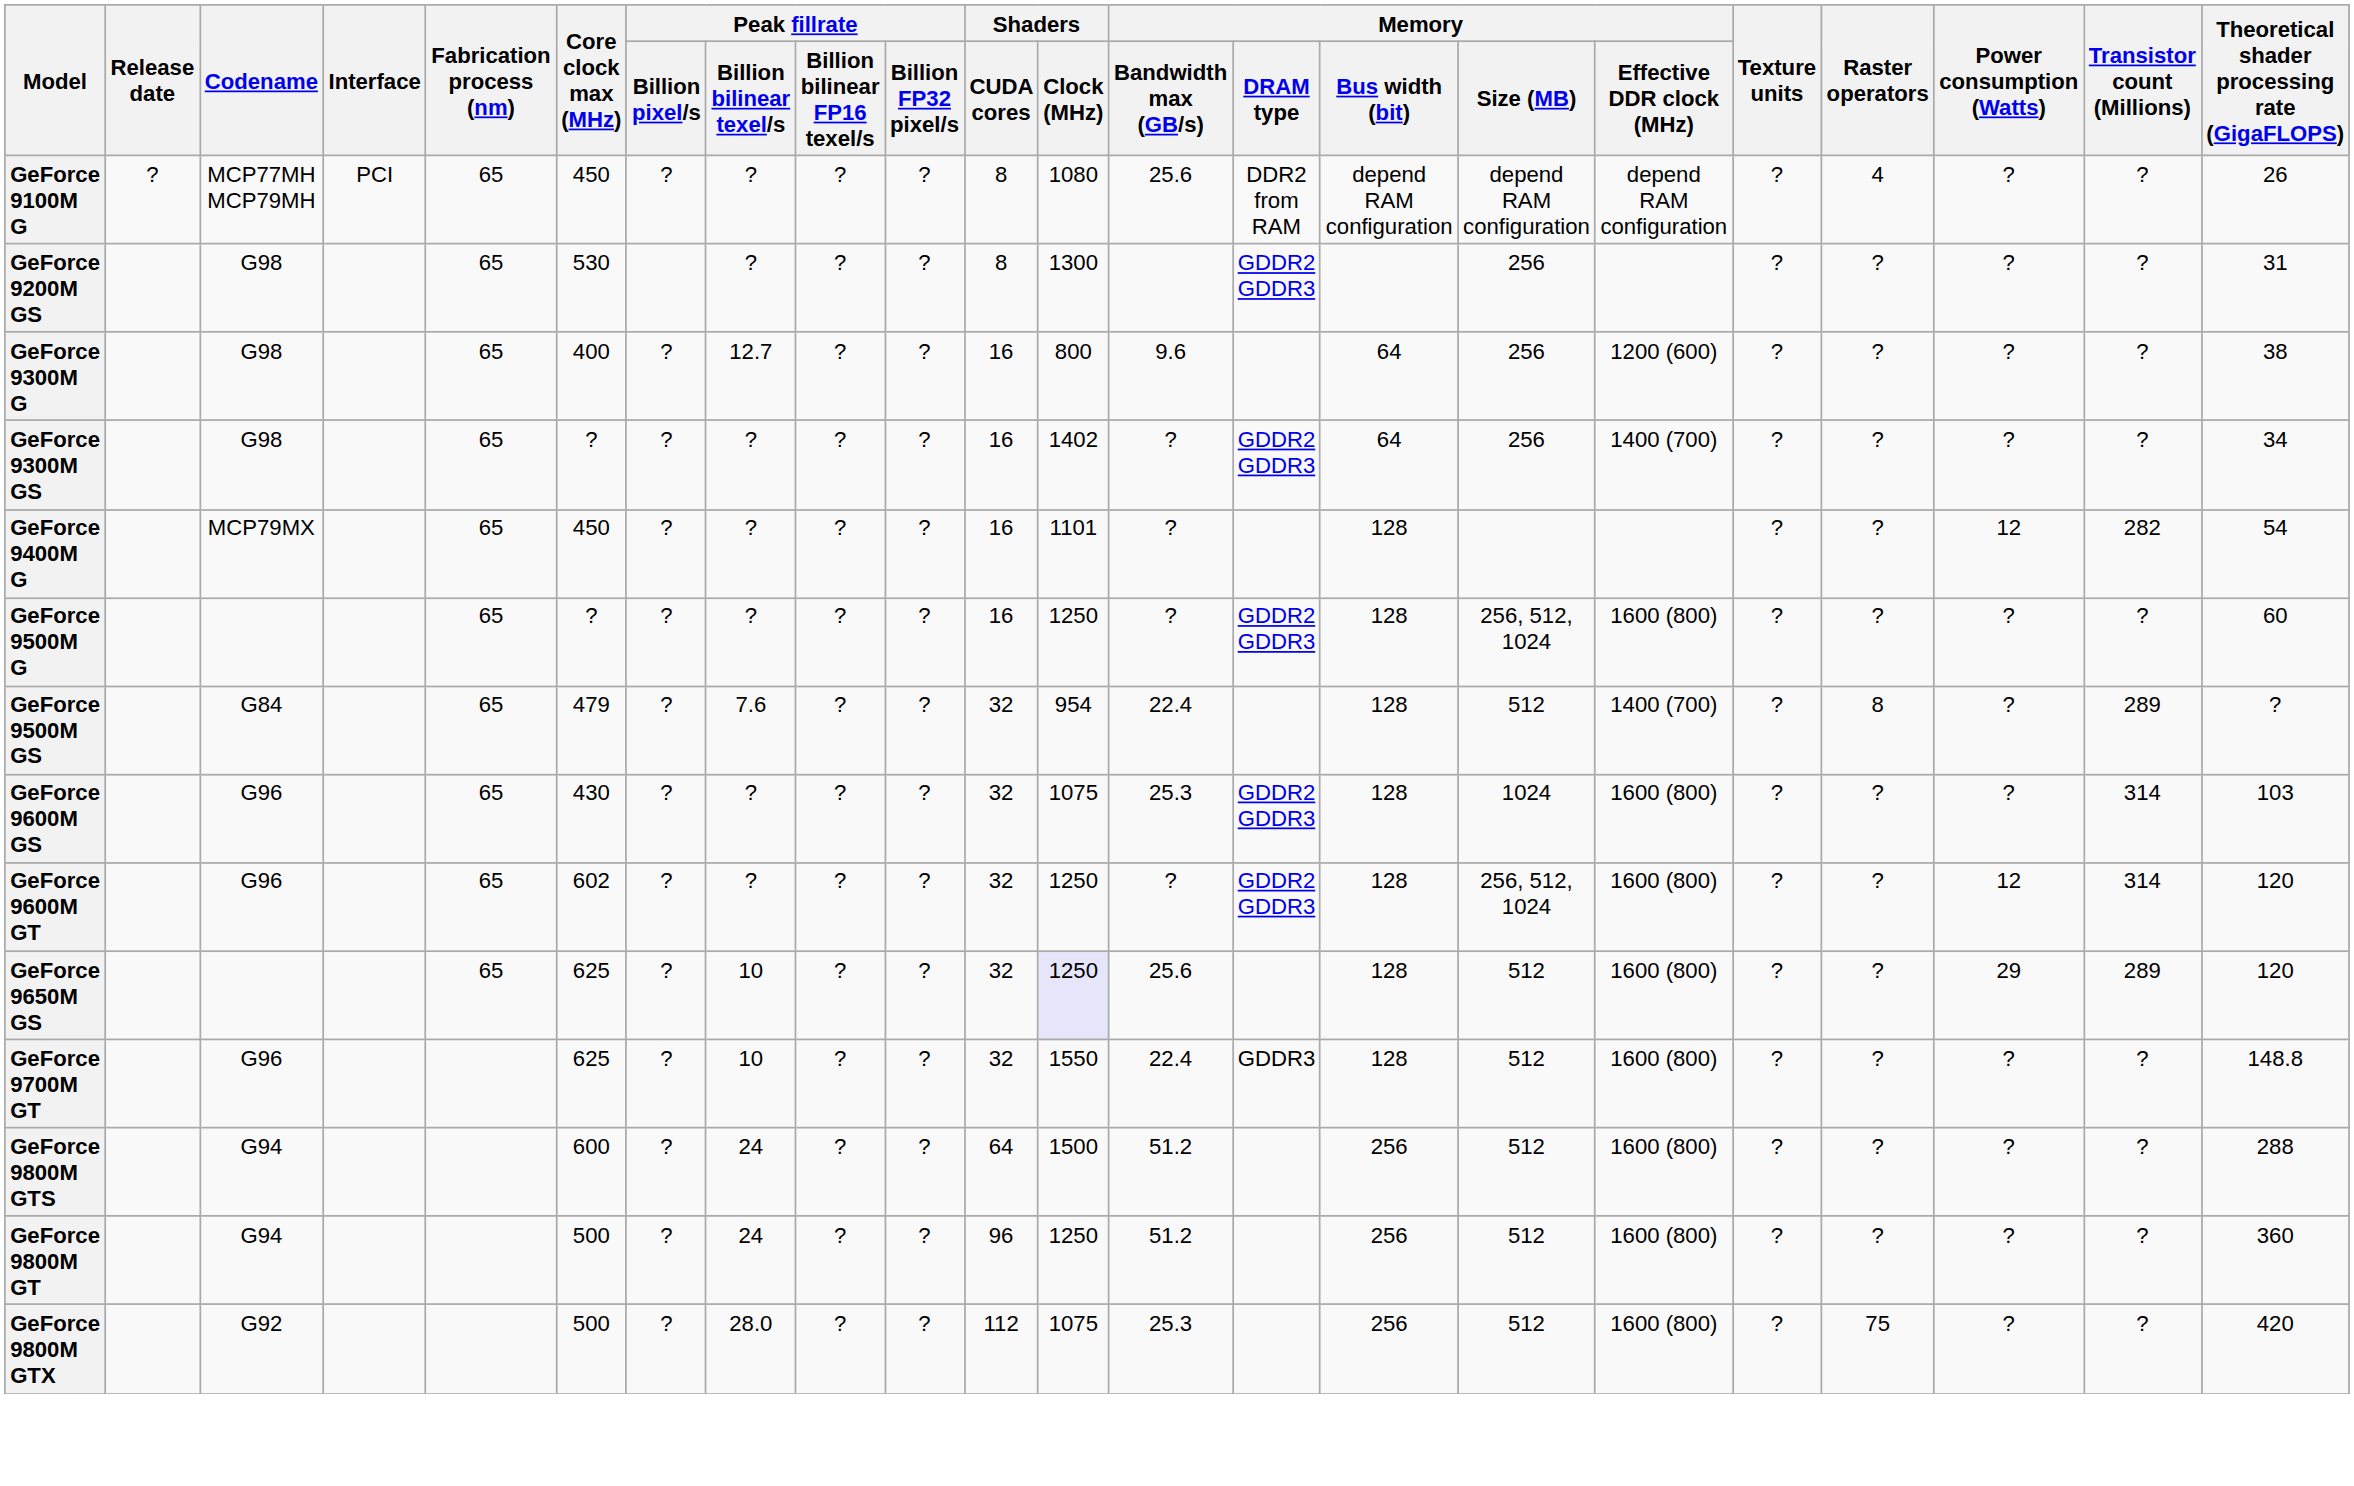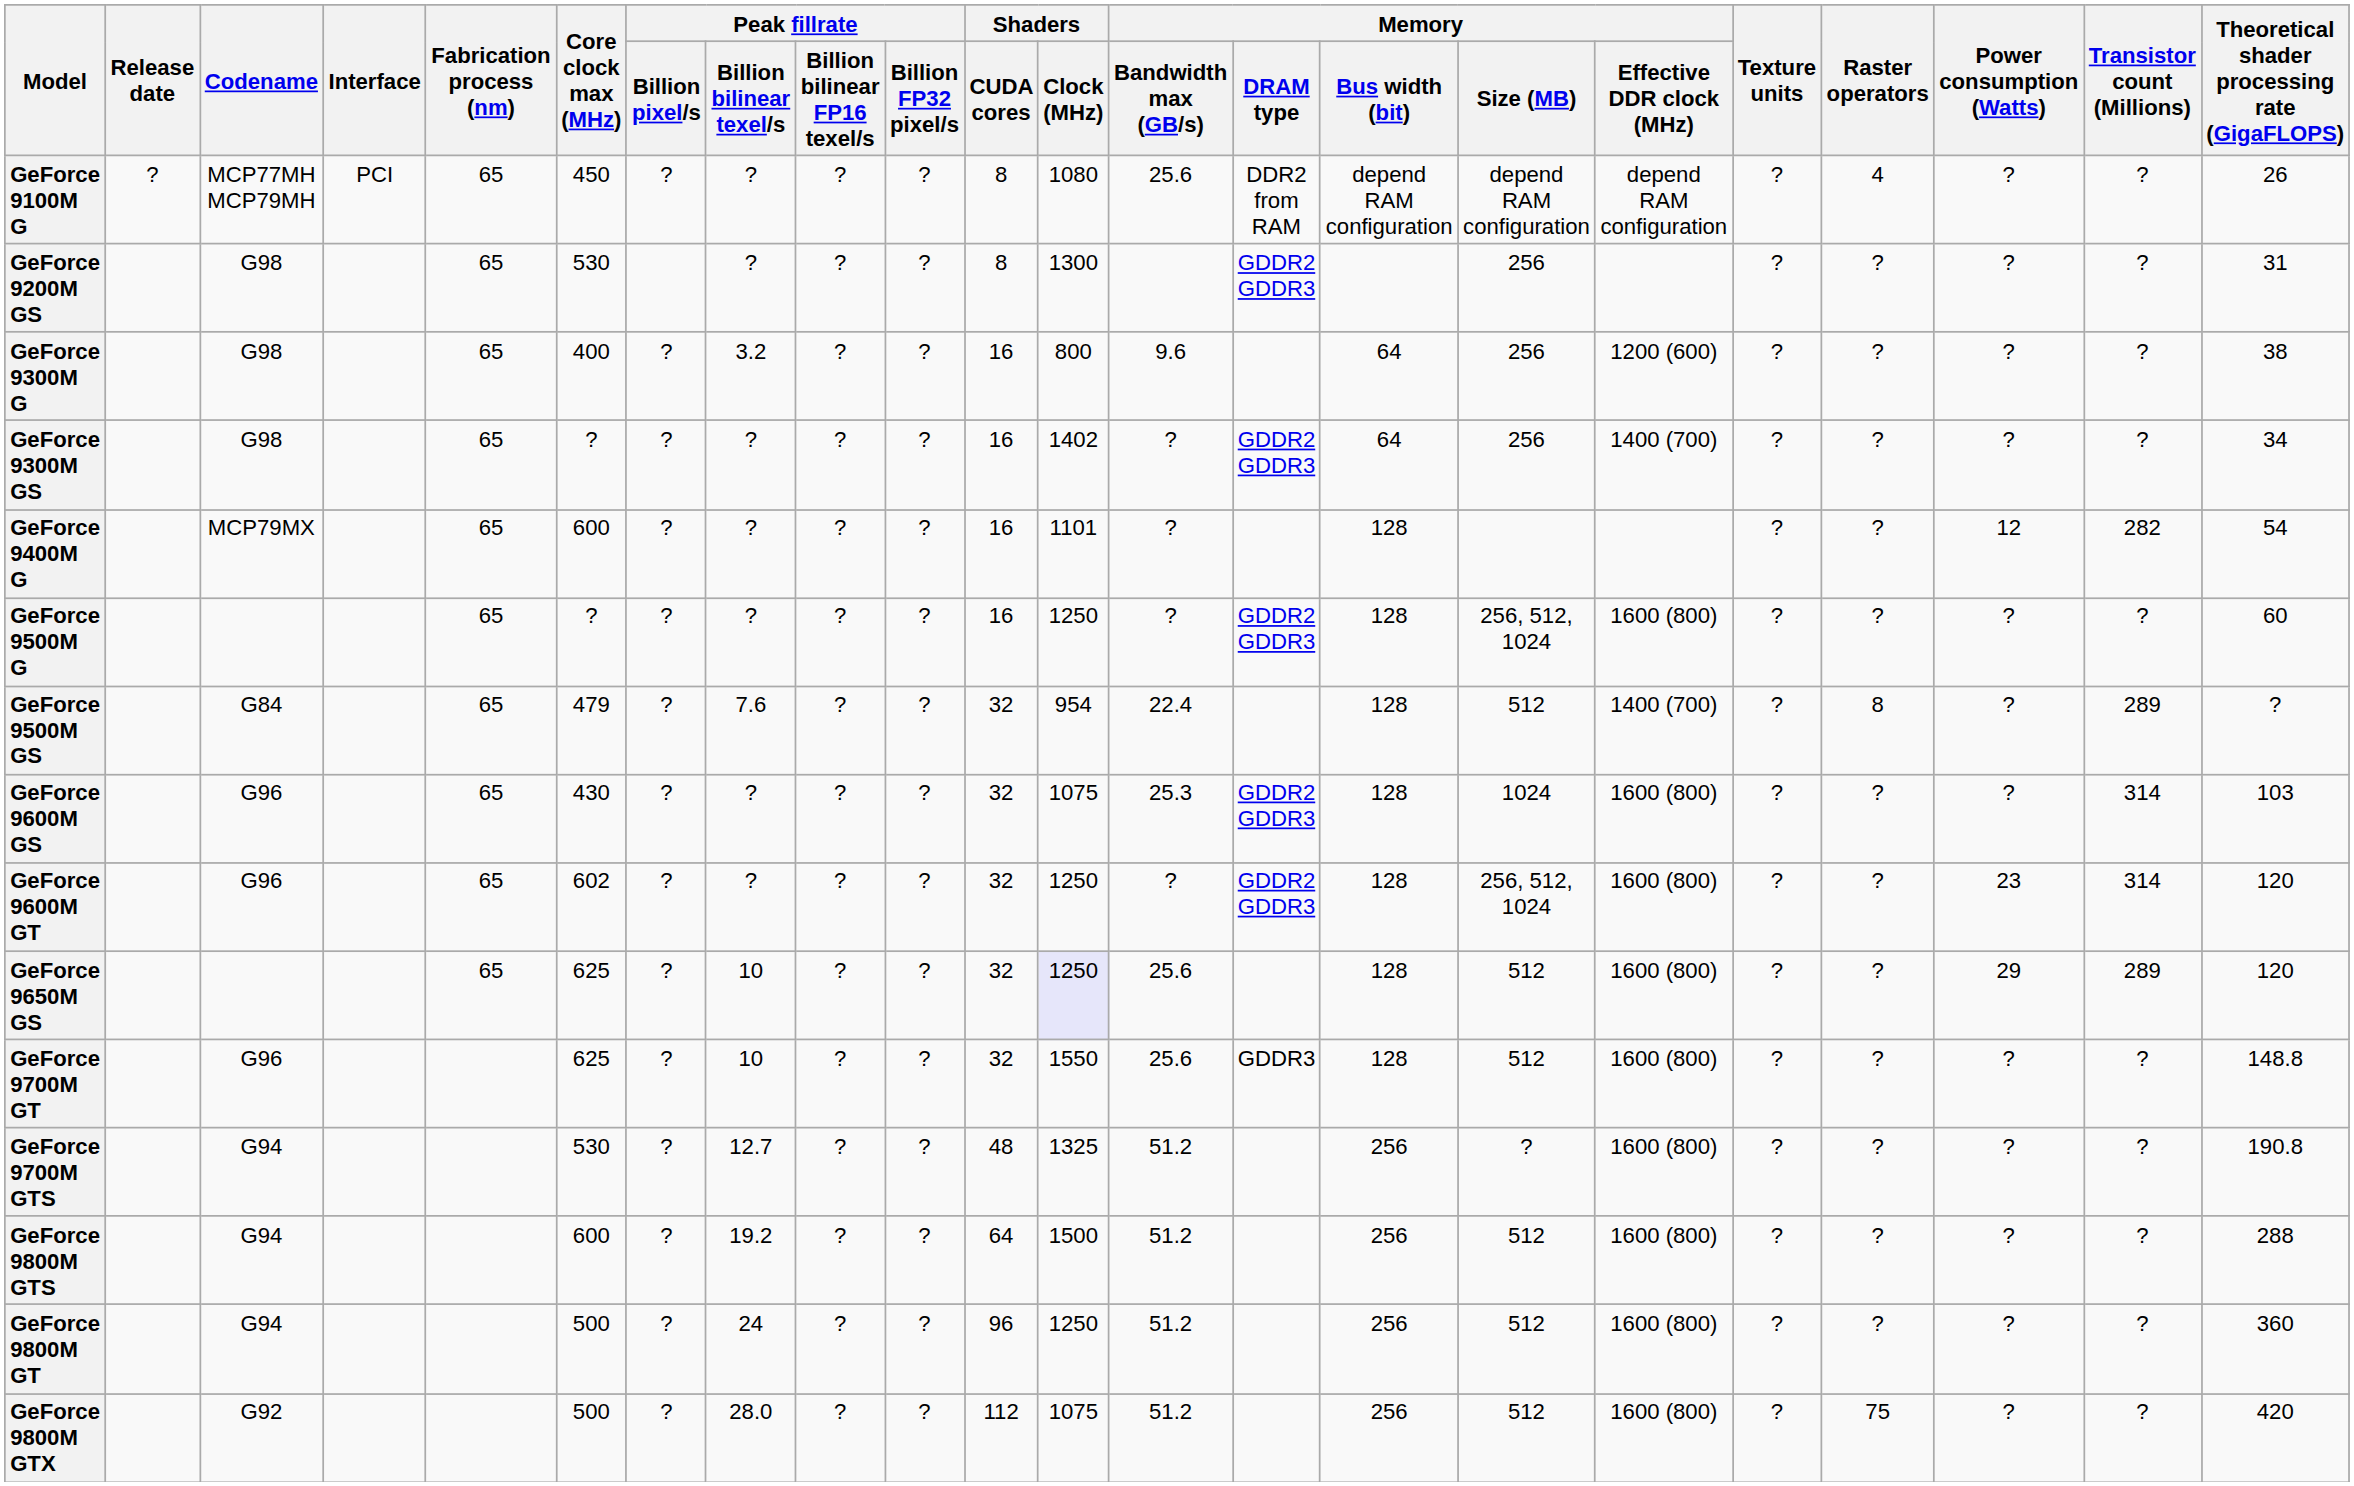(751, 351) 12.7 -> (751, 351) 3.2
(591, 527) 450 -> (591, 527) 600
(2009, 881) 12 -> (2009, 881) 23
(1171, 1058) 22.4 -> (1171, 1058) 25.6
+ row: (55, 1172)
(751, 1146) 24 -> (751, 1234) 19.2
(1171, 1323) 25.3 -> (1171, 1411) 51.2
